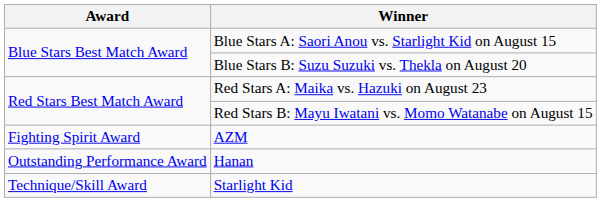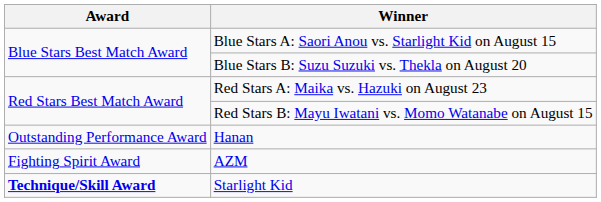rows swapped: (231, 137) <-> (234, 161)
(77, 185) normal -> (82, 185) bold
